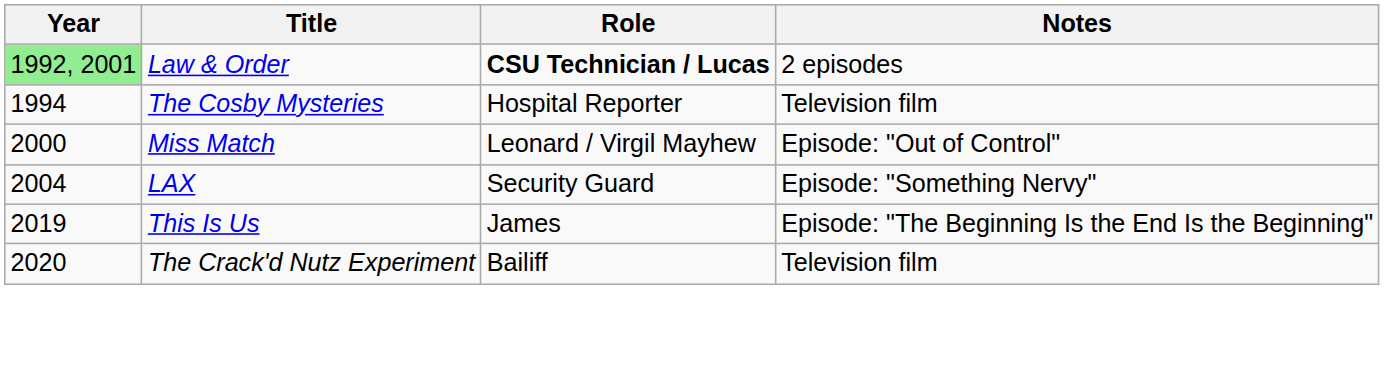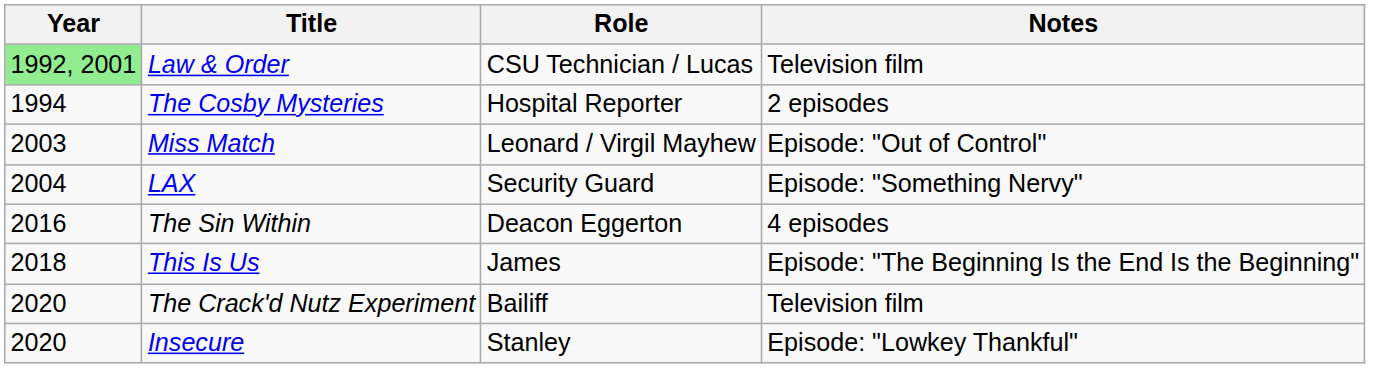(628, 64) bold -> (620, 64) normal
(842, 64) 2 episodes -> (846, 64) Television film
(859, 104) Television film -> (828, 104) 2 episodes
(39, 143) 2000 -> (39, 143) 2003
+ row: (229, 223)
(39, 223) 2019 -> (39, 263) 2018
+ row: (196, 343)
